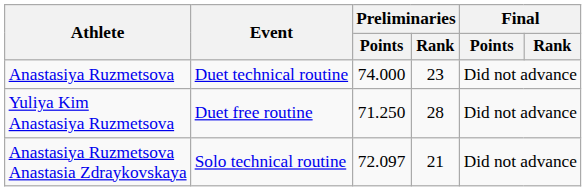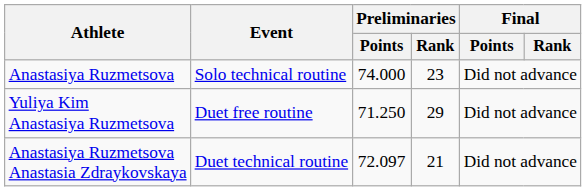(271, 74) Duet technical routine -> (270, 74) Solo technical routine
(435, 113) 28 -> (435, 113) 29
(270, 162) Solo technical routine -> (271, 162) Duet technical routine
